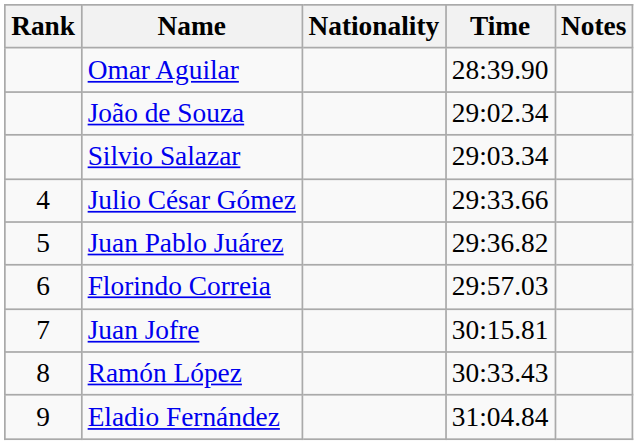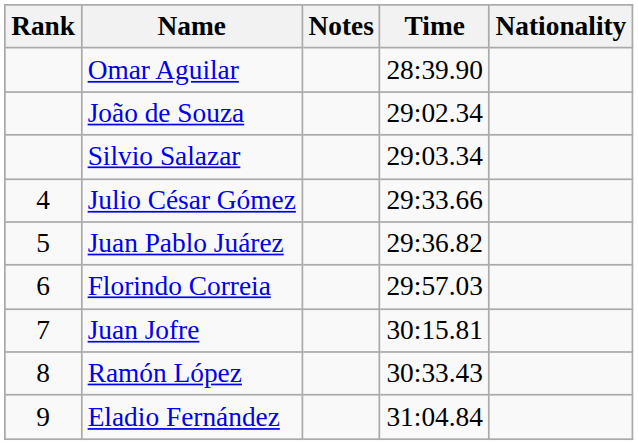columns swapped: (374, 26) <-> (594, 26)
